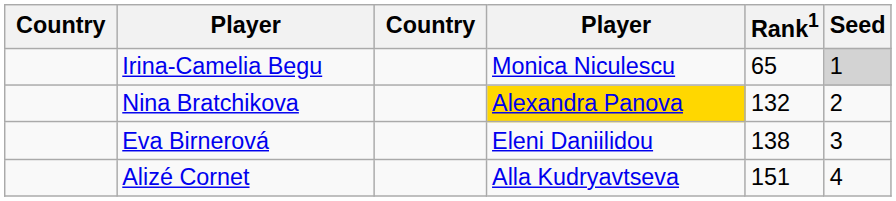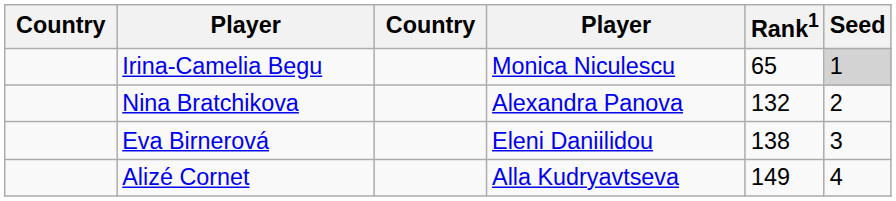(588, 103) gold background -> (588, 103) no background
(770, 177) 151 -> (770, 177) 149
